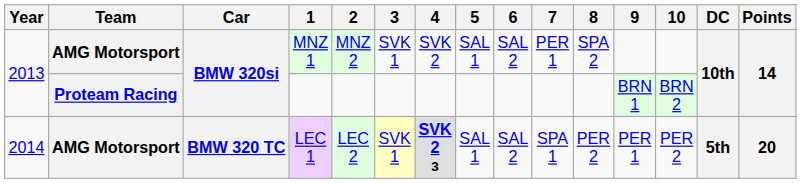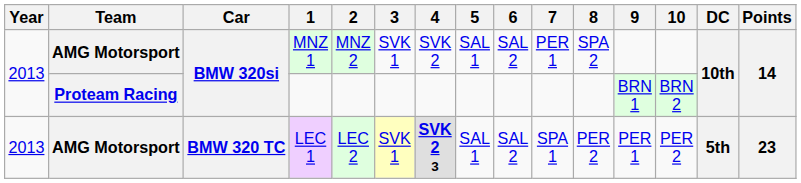(26, 147) 2014 -> (26, 147) 2013
(767, 147) 20 -> (767, 147) 23
